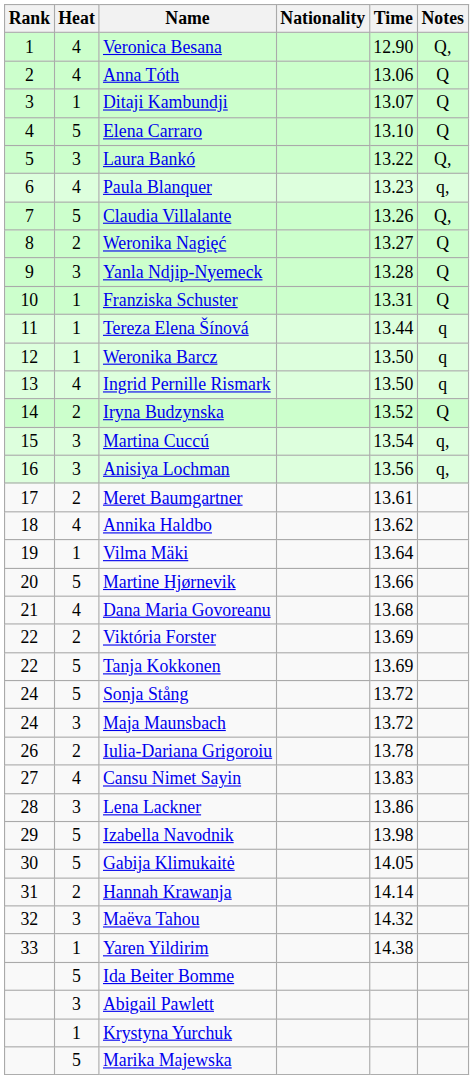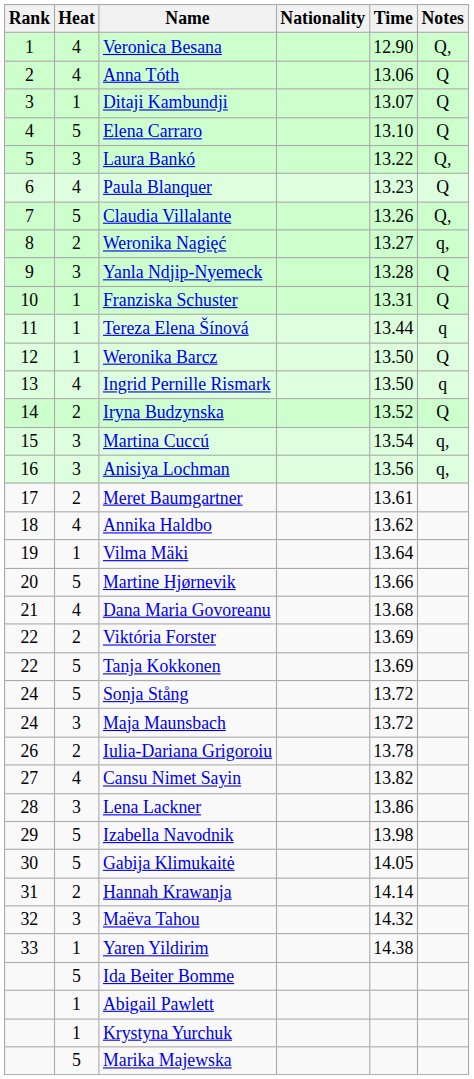(443, 187) q, -> (443, 187) Q
(443, 243) Q -> (443, 243) q,
(443, 356) q -> (443, 356) Q
(393, 779) 13.83 -> (393, 779) 13.82
(77, 1004) 3 -> (77, 1004) 1
